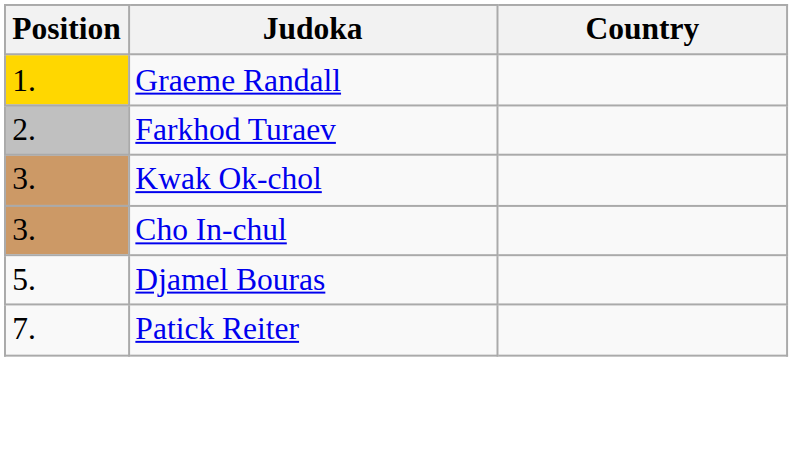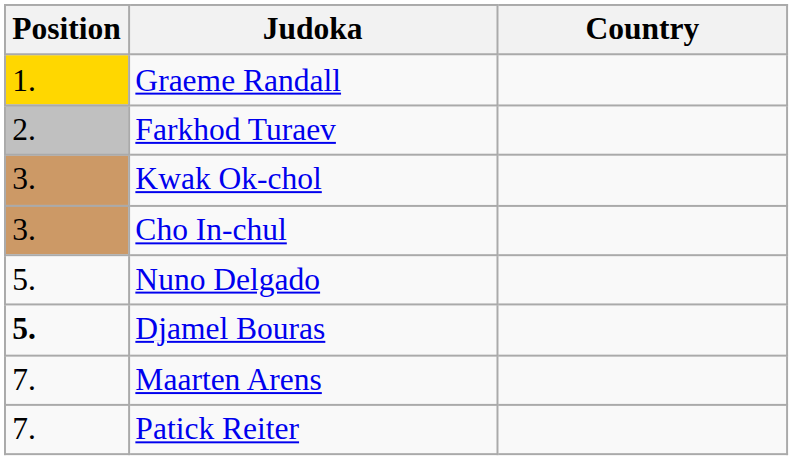+ row: (228, 279)
(24, 279) normal -> (24, 329) bold
+ row: (229, 379)
